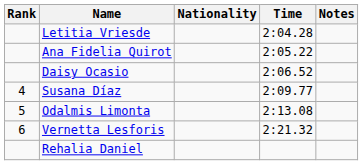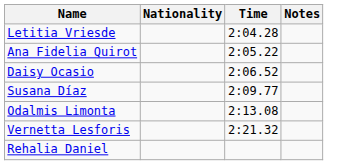- column: (22, 14)
